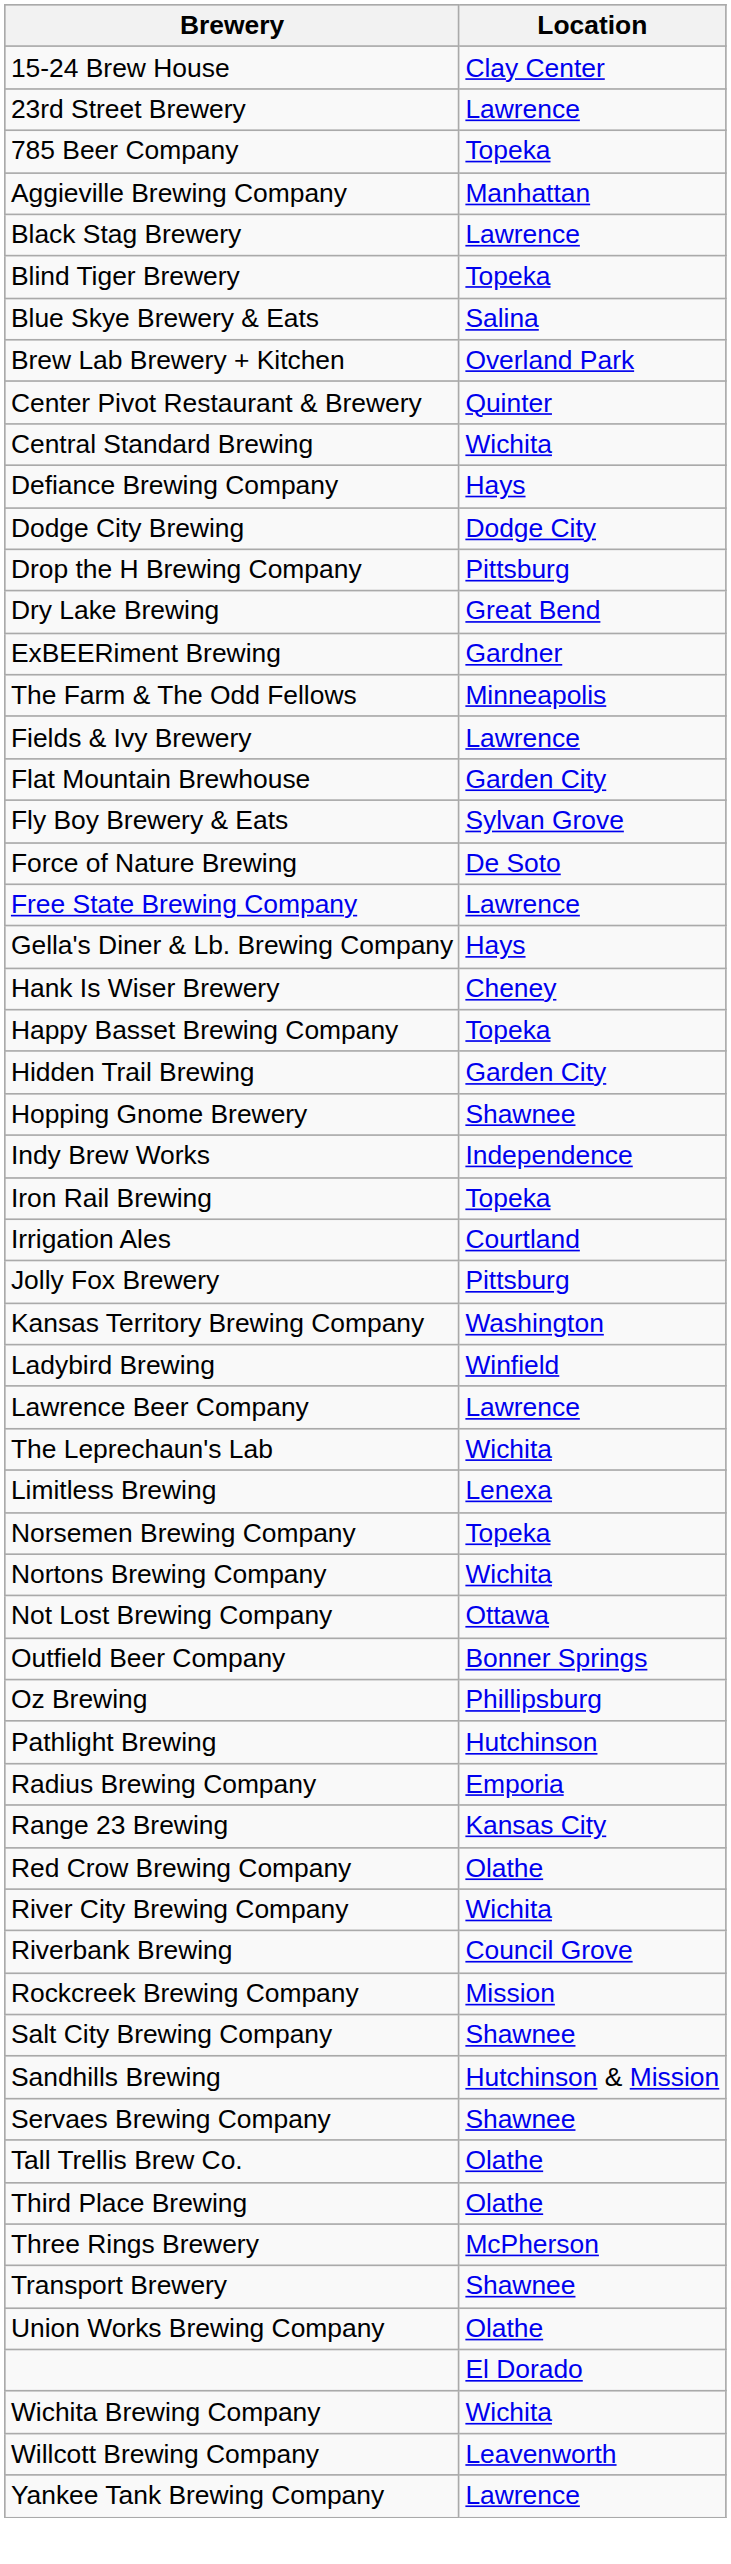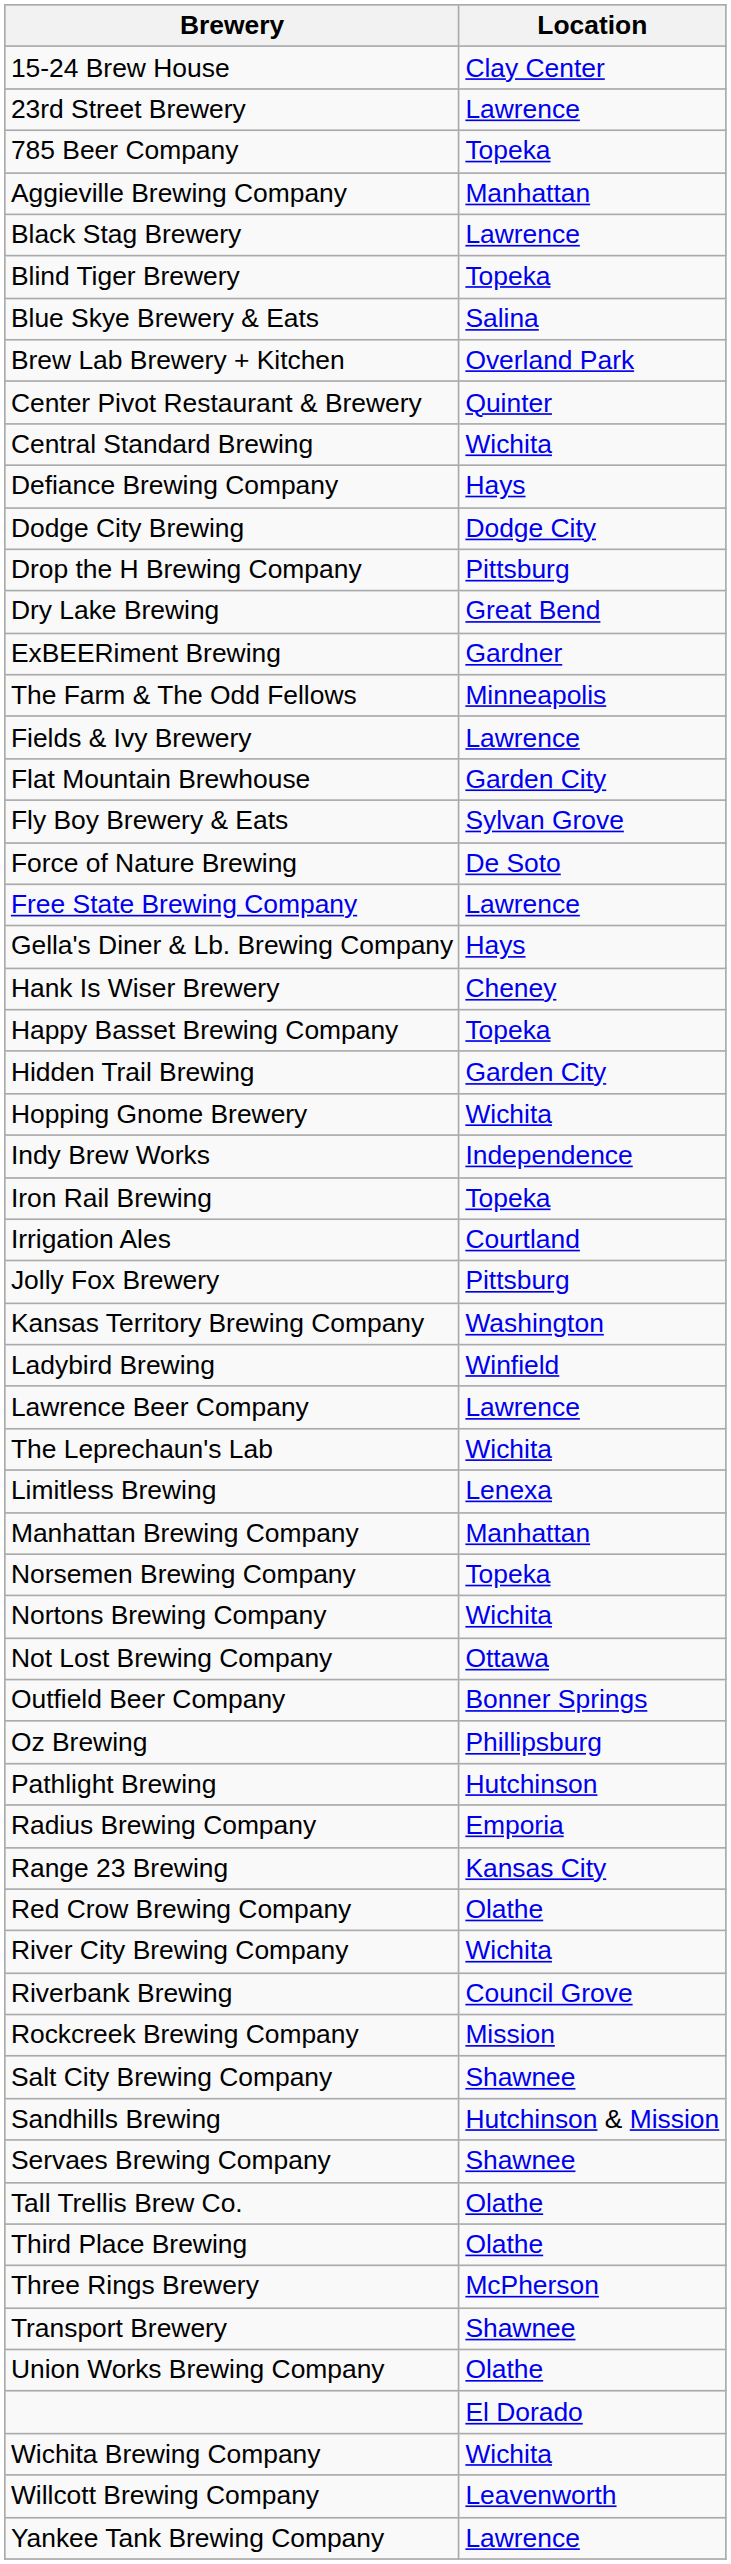(520, 1114) Shawnee -> (509, 1114) Wichita
+ row: (185, 1532)
